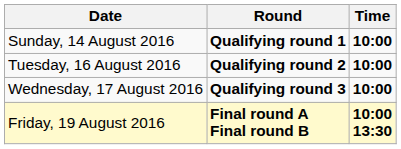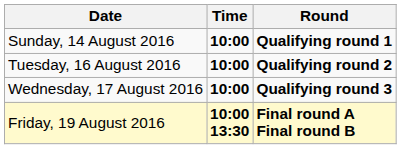columns swapped: (373, 16) <-> (278, 16)
